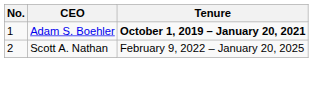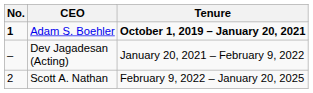(10, 31) normal -> (10, 31) bold
+ row: (69, 55)
